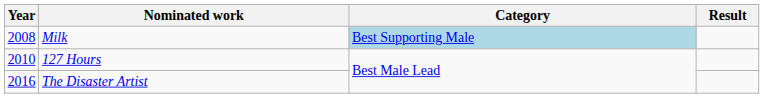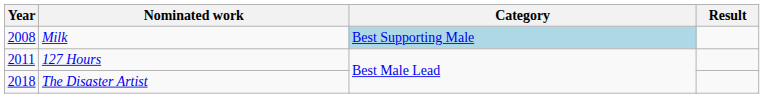(22, 59) 2010 -> (21, 59) 2011
(22, 81) 2016 -> (22, 81) 2018
